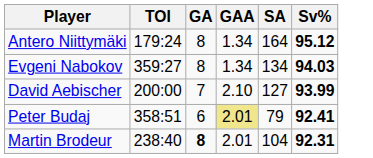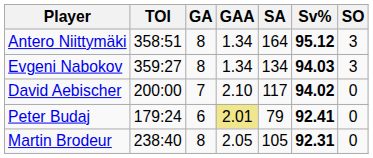+ column: (353, 16)
(158, 41) 179:24 -> (158, 41) 358:51
(275, 91) 127 -> (275, 91) 117
(315, 91) 93.99 -> (315, 91) 94.02
(158, 116) 358:51 -> (158, 116) 179:24
(201, 141) bold -> (201, 141) normal
(237, 141) 2.01 -> (237, 141) 2.05
(275, 141) 104 -> (275, 141) 105
